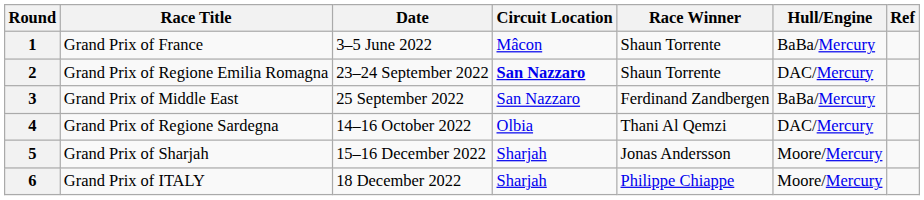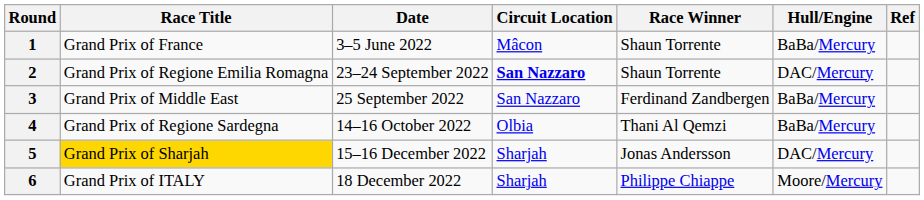(825, 126) DAC/Mercury -> (826, 126) BaBa/Mercury
(136, 153) no background -> (136, 153) gold background
(830, 153) Moore/Mercury -> (825, 153) DAC/Mercury
